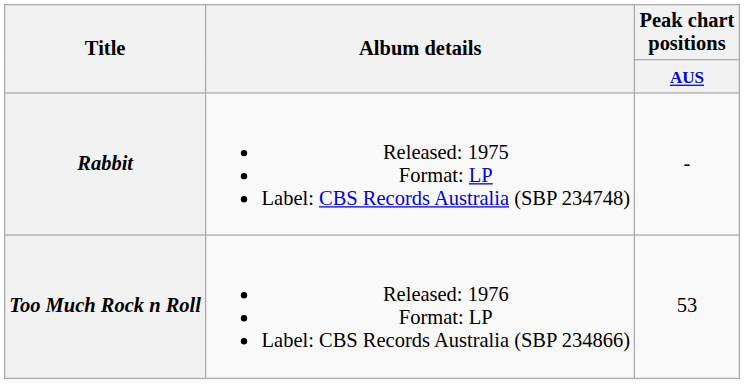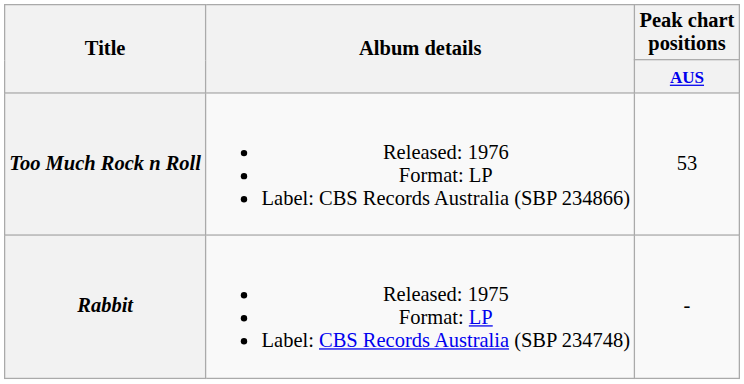rows swapped: (105, 163) <-> (105, 306)
